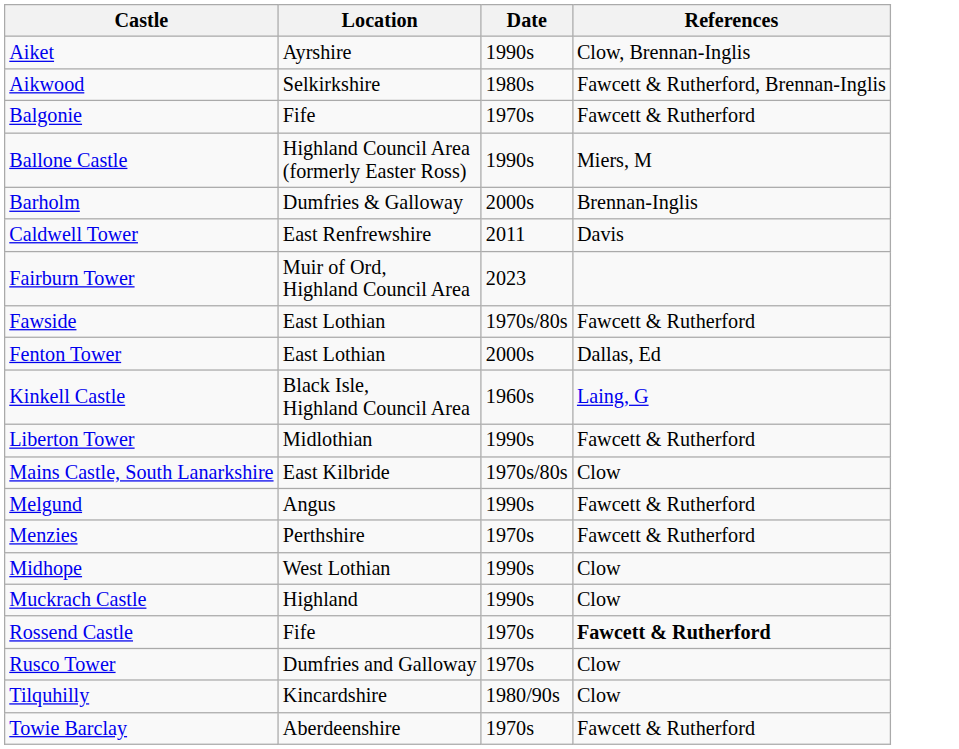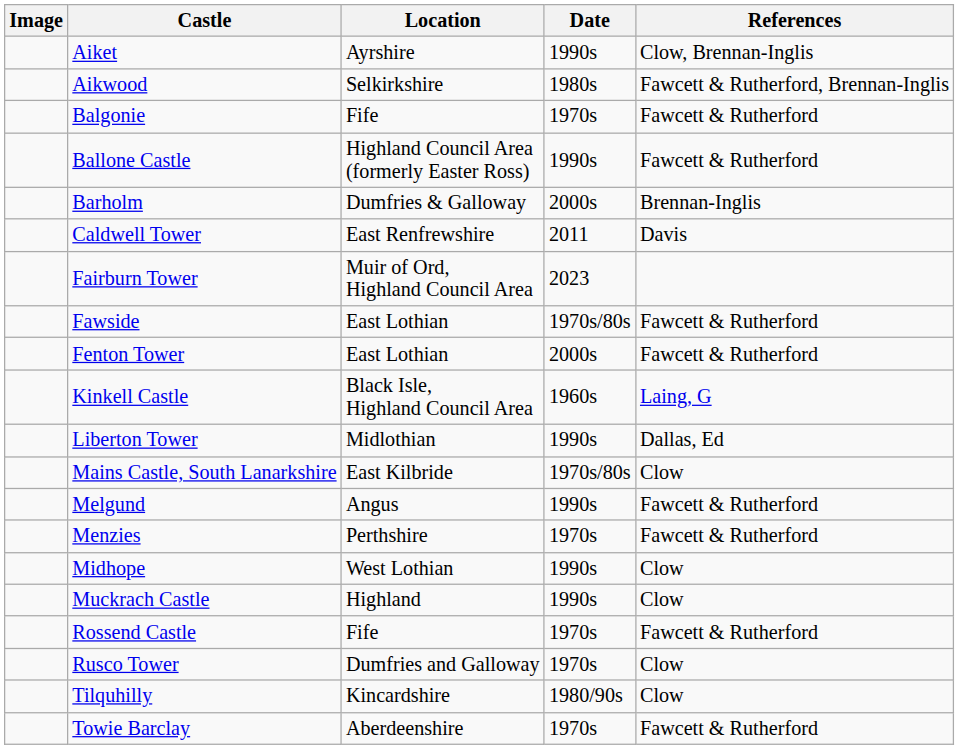+ column: (36, 20)
(614, 159) Miers, M -> (729, 159) Fawcett & Rutherford
(619, 353) Dallas, Ed -> (729, 353) Fawcett & Rutherford
(666, 440) Fawcett & Rutherford -> (682, 440) Dallas, Ed
(674, 632) bold -> (729, 632) normal
